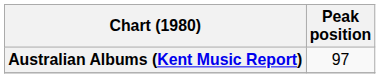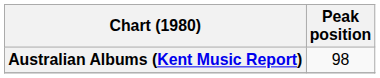(340, 60) 97 -> (340, 60) 98
